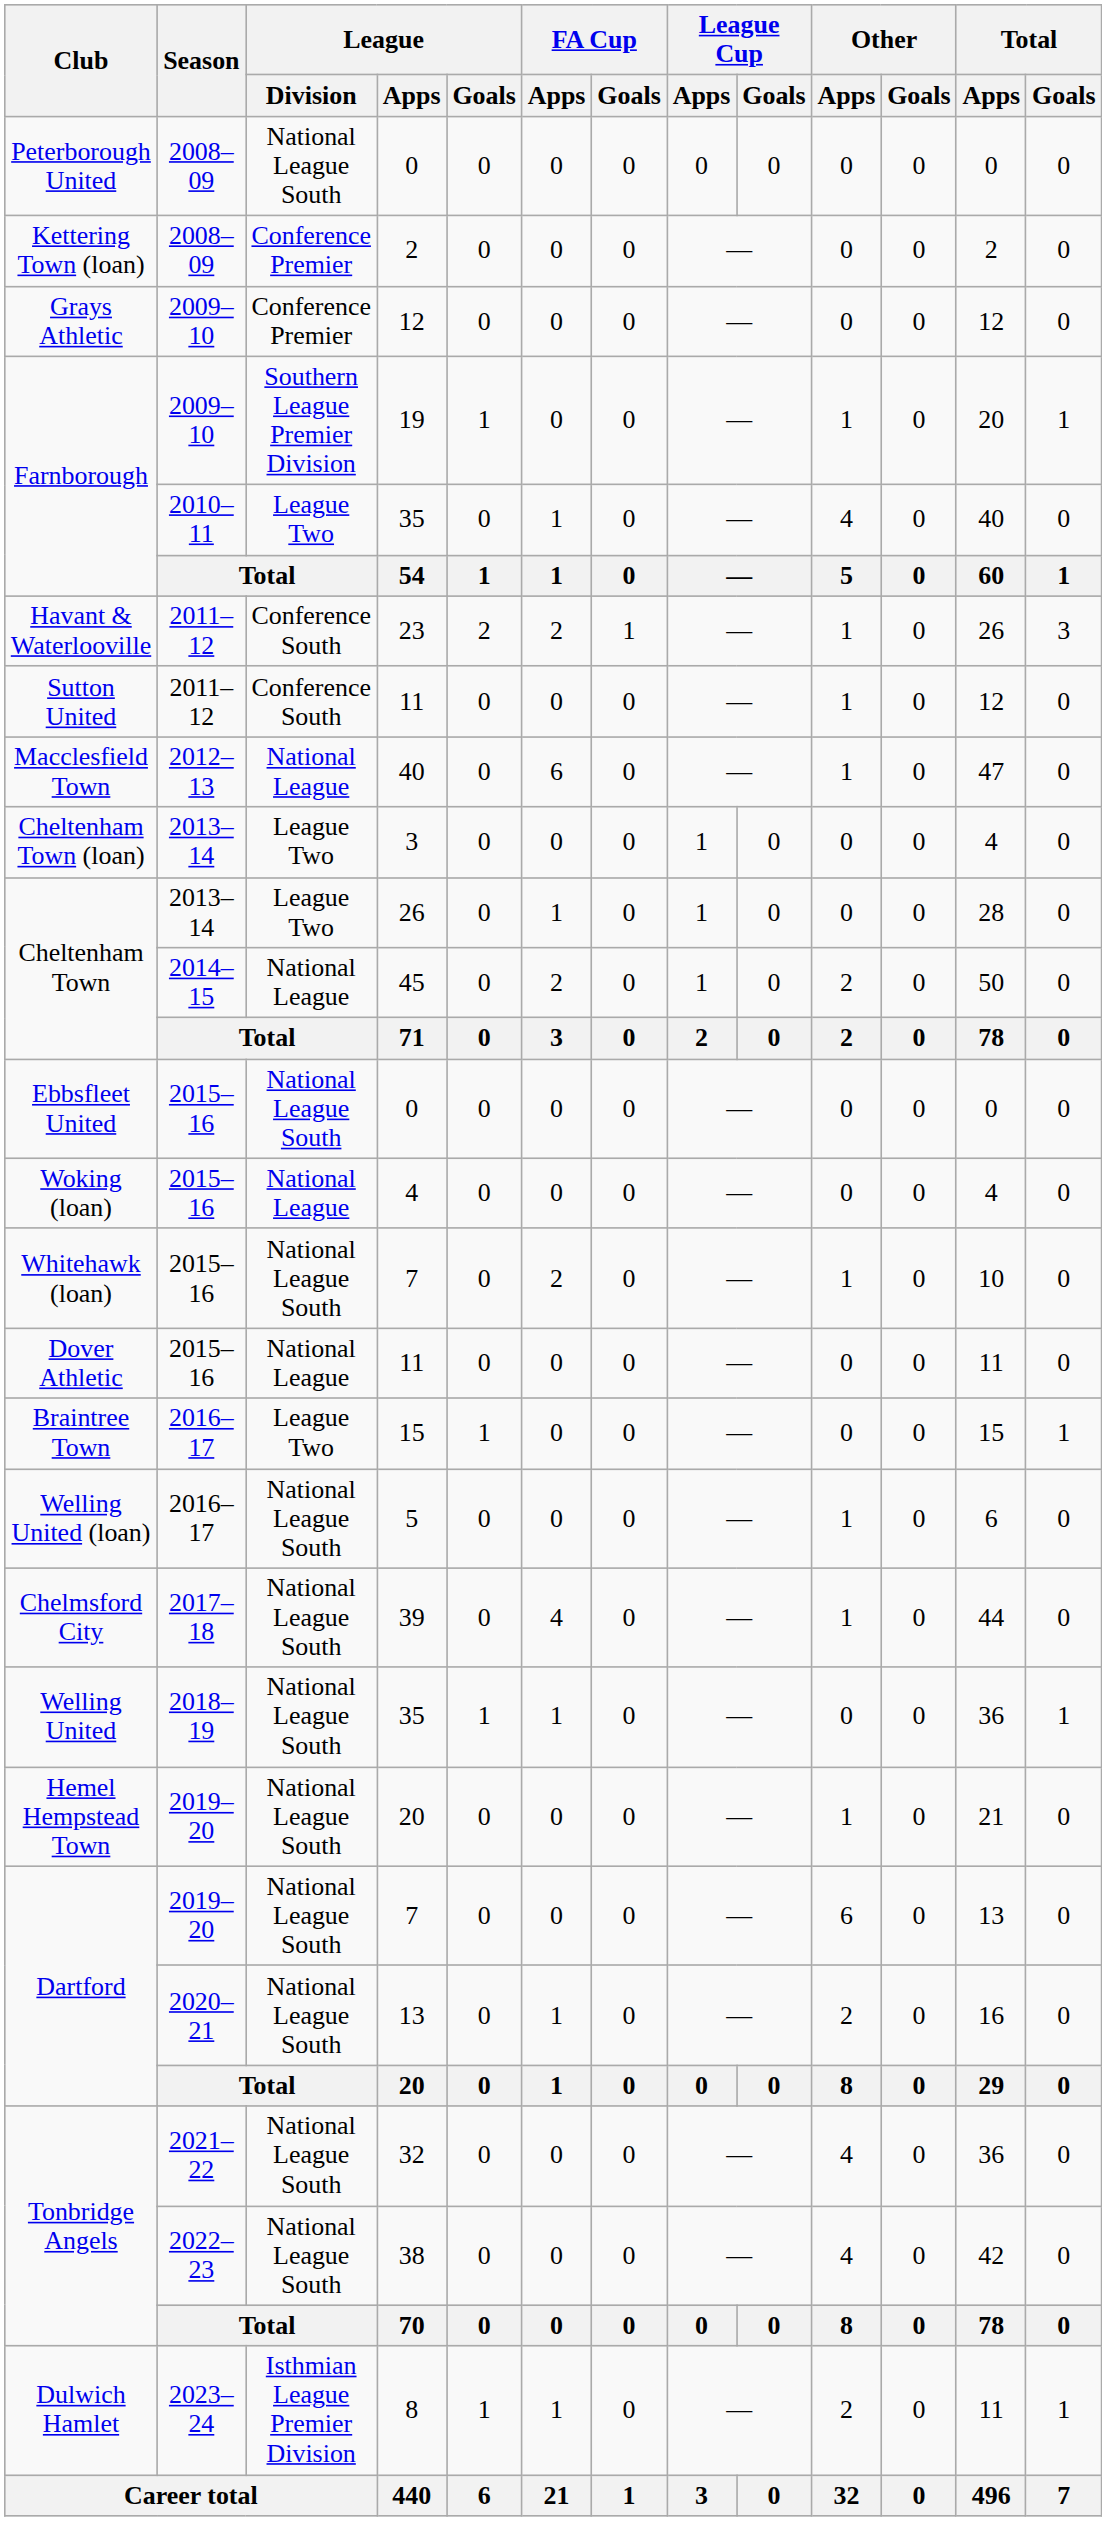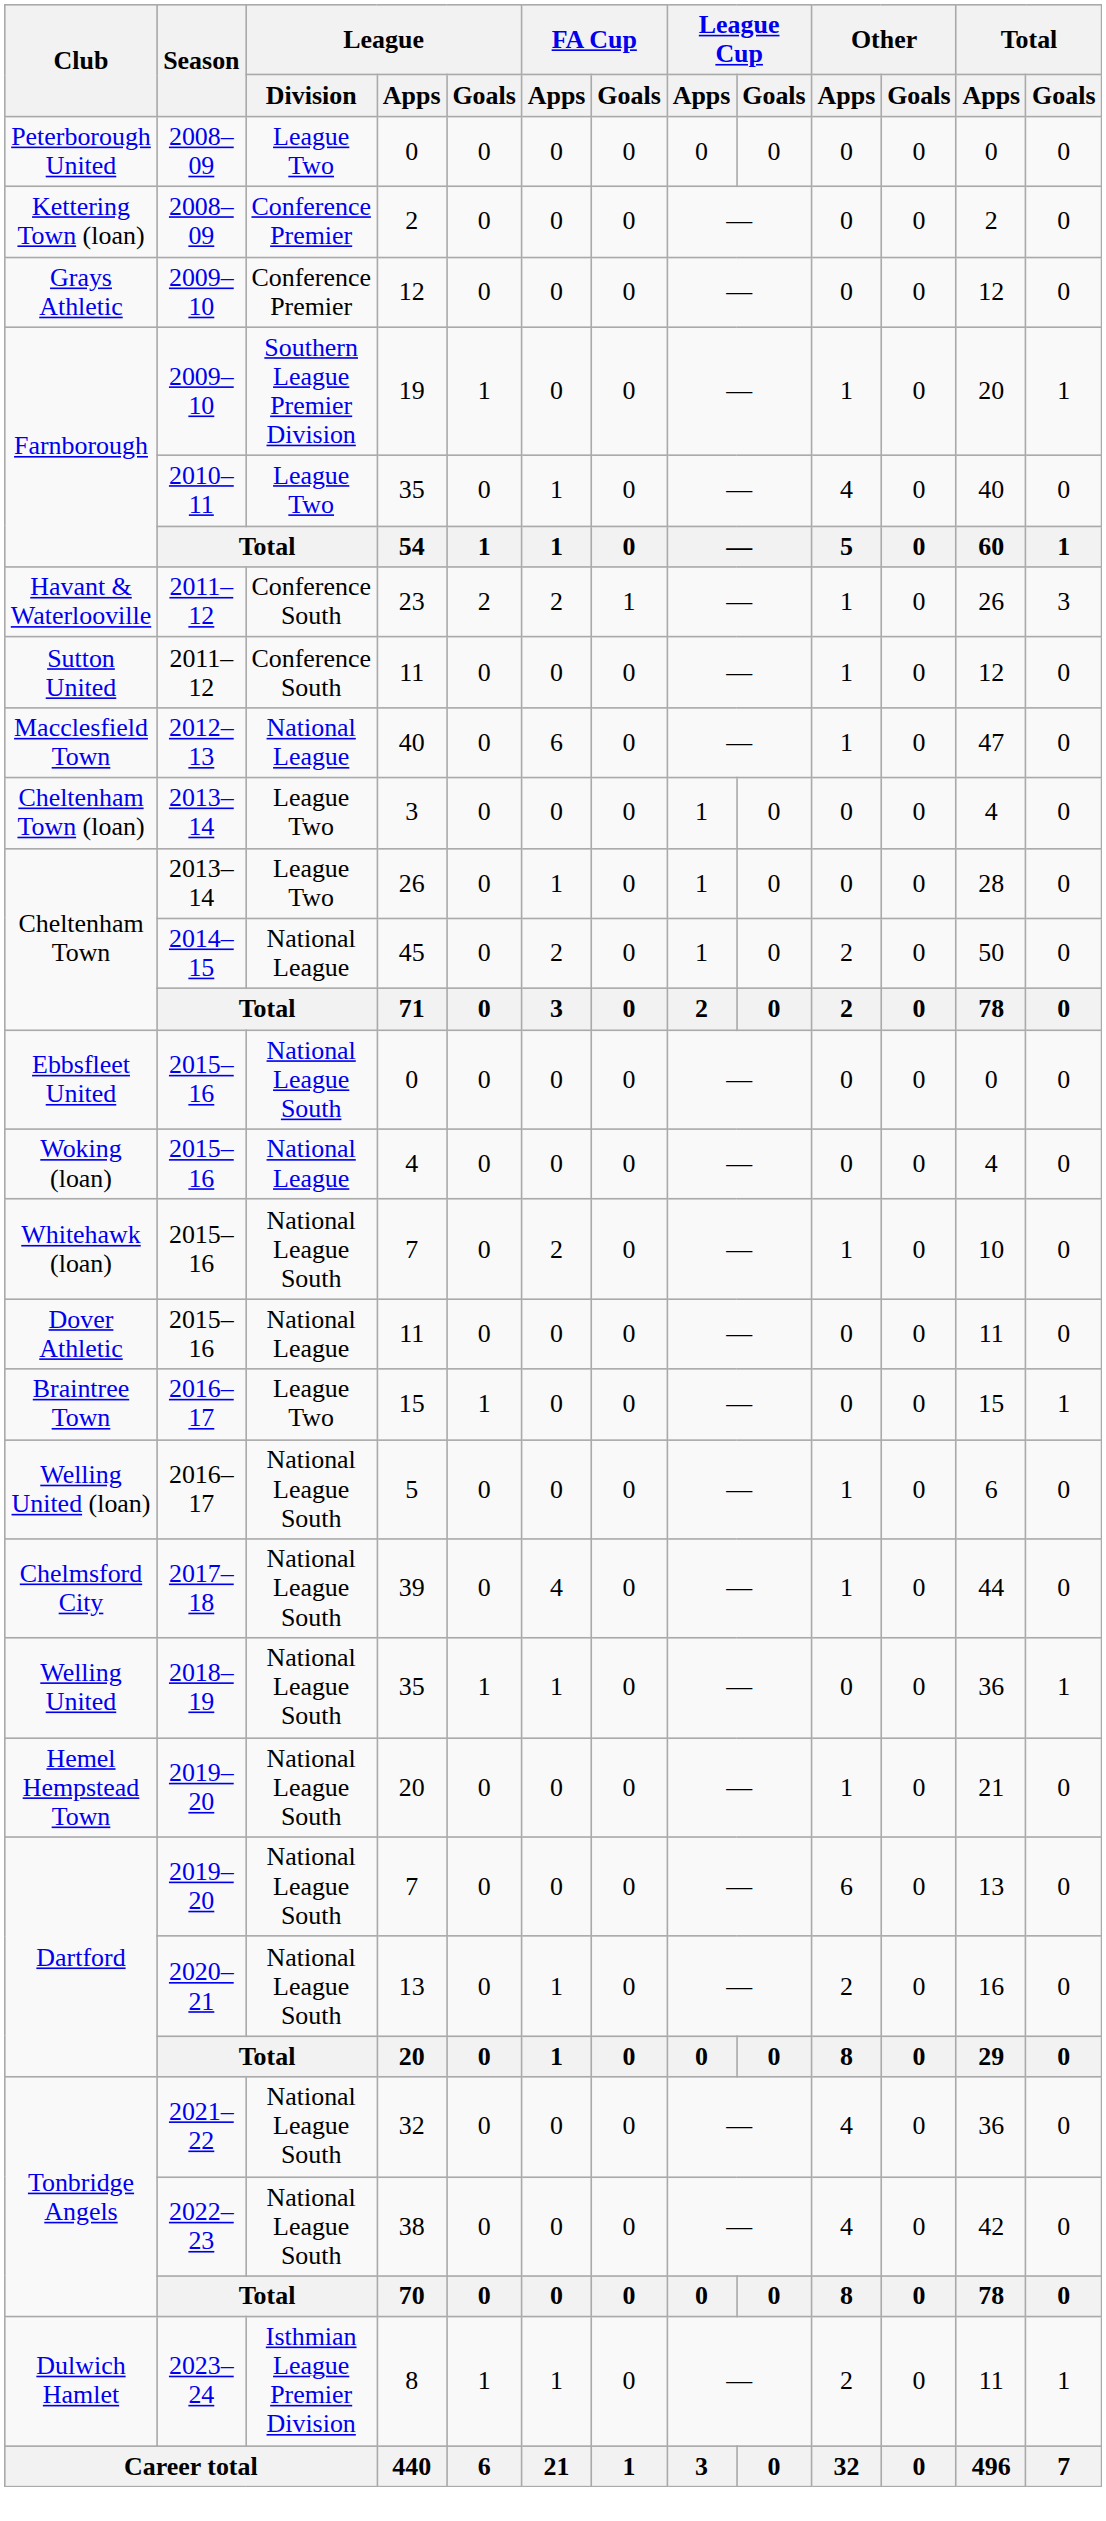(311, 165) National League South -> (311, 151) League Two
